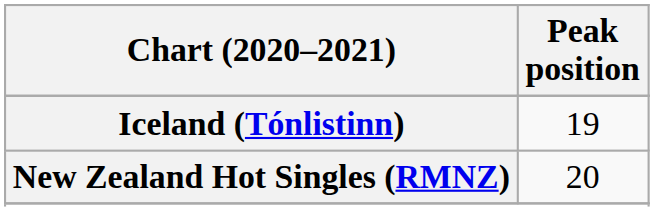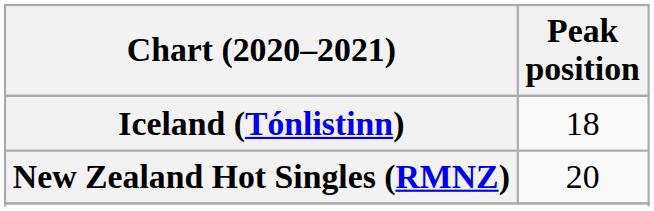(583, 122) 19 -> (583, 122) 18
